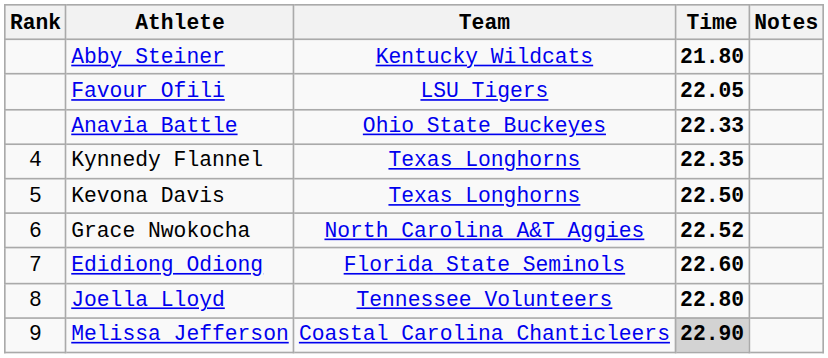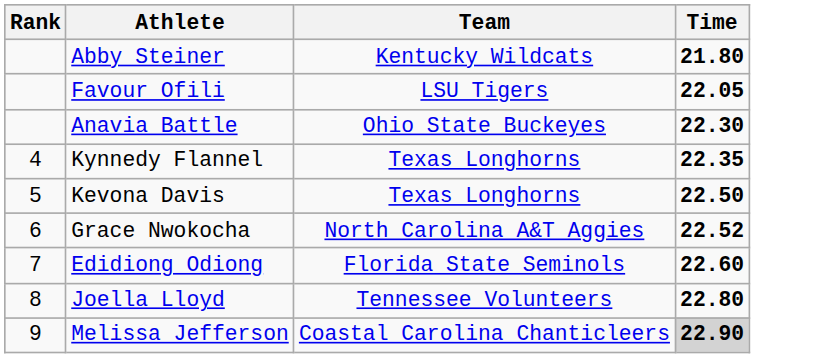- column: (786, 22)
(712, 126) 22.33 -> (712, 126) 22.30
